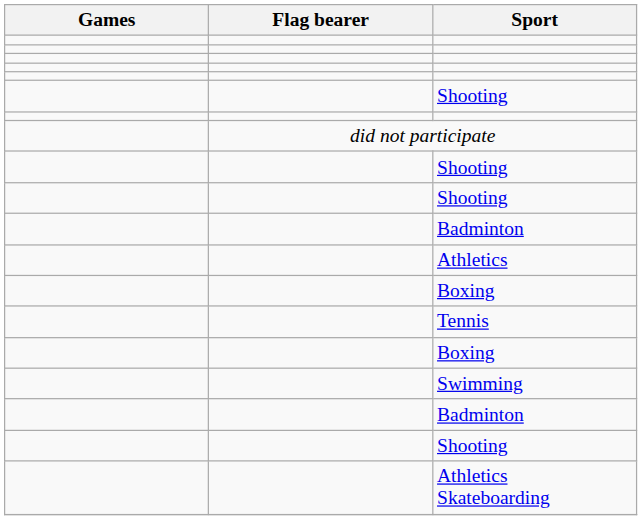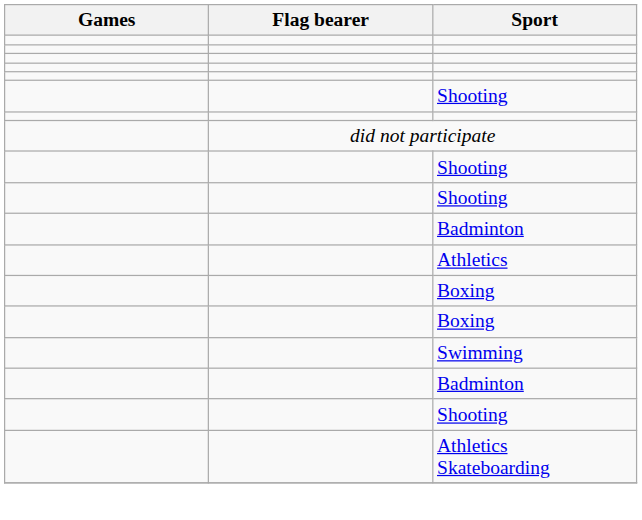- row: (321, 322)
